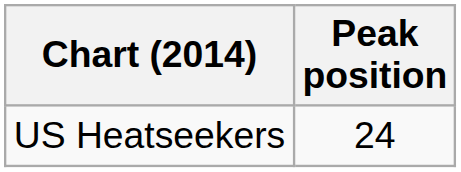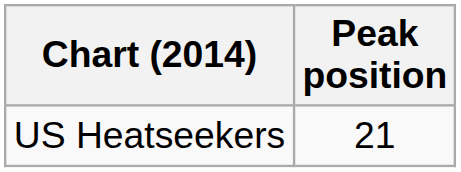(375, 135) 24 -> (375, 135) 21
